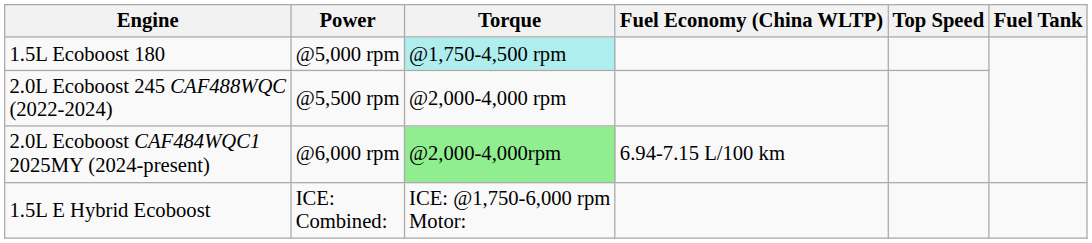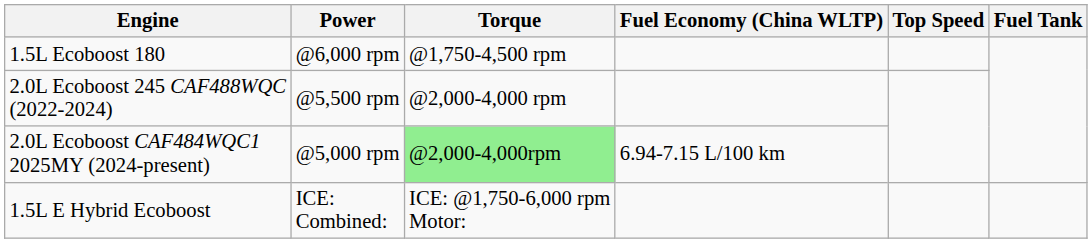(348, 53) @5,000 rpm -> (348, 53) @6,000 rpm
(488, 53) paleturquoise background -> (488, 53) no background
(348, 153) @6,000 rpm -> (348, 153) @5,000 rpm
